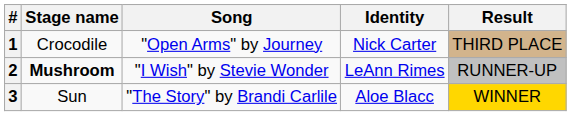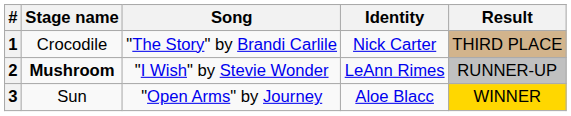(232, 44) "Open Arms" by Journey -> (232, 44) "The Story" by Brandi Carlile
(232, 96) "The Story" by Brandi Carlile -> (232, 96) "Open Arms" by Journey
